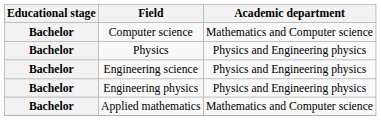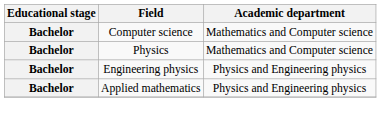(289, 50) Physics and Engineering physics -> (289, 50) Mathematics and Computer science
- row: (151, 69)
(289, 106) Mathematics and Computer science -> (289, 87) Physics and Engineering physics
